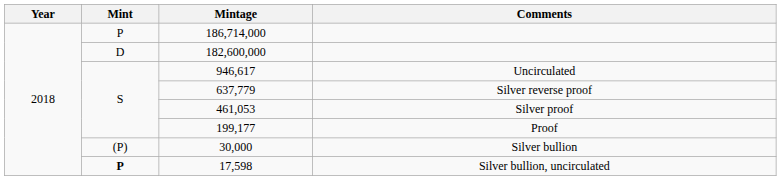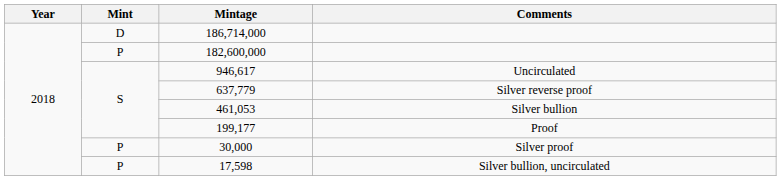(120, 33) P -> (120, 33) D
(120, 52) D -> (120, 52) P
(544, 109) Silver proof -> (544, 109) Silver bullion
(120, 147) (P) -> (120, 147) P
(544, 147) Silver bullion -> (544, 147) Silver proof
(120, 166) bold -> (120, 166) normal
